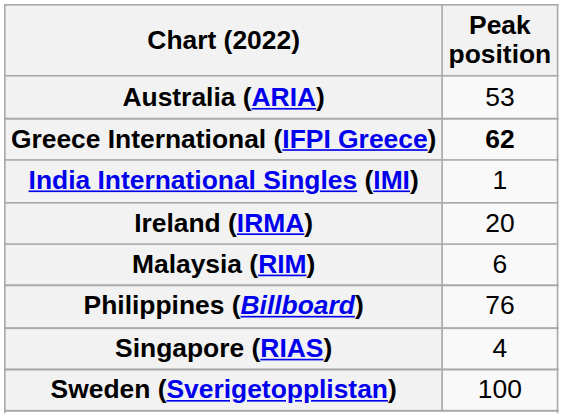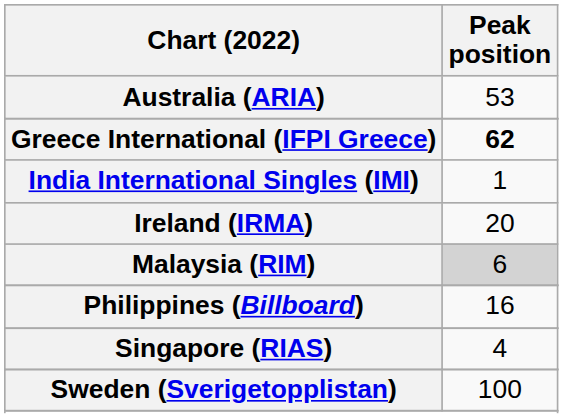(500, 264) no background -> (500, 264) lightgrey background
(500, 306) 76 -> (500, 306) 16
